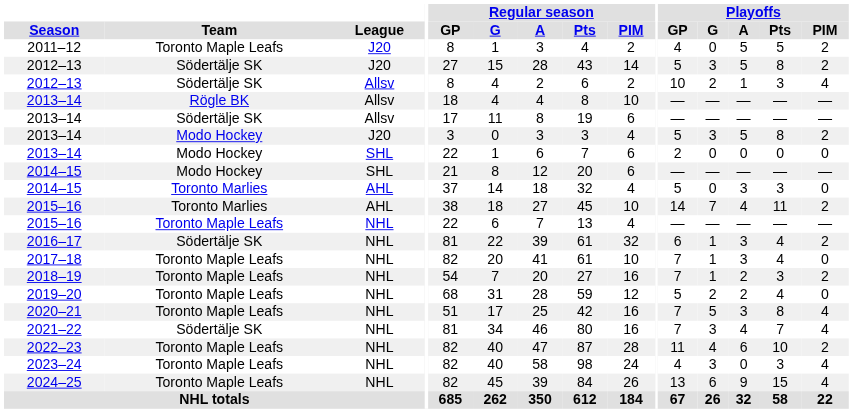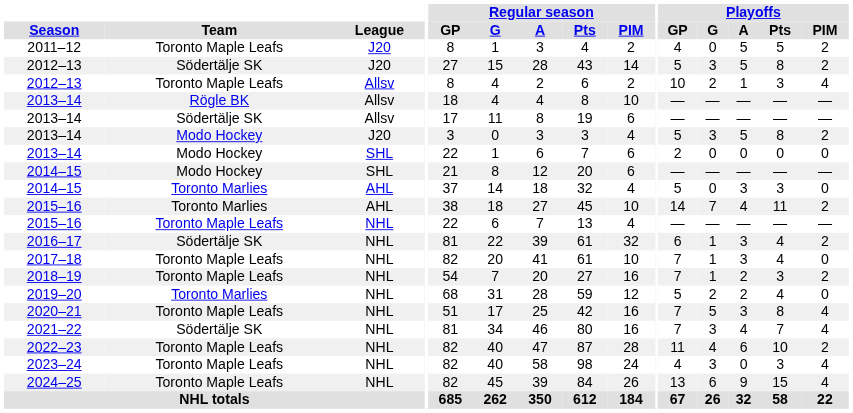(219, 83) Södertälje SK -> (219, 83) Toronto Maple Leafs
(219, 294) Toronto Maple Leafs -> (219, 294) Toronto Marlies
